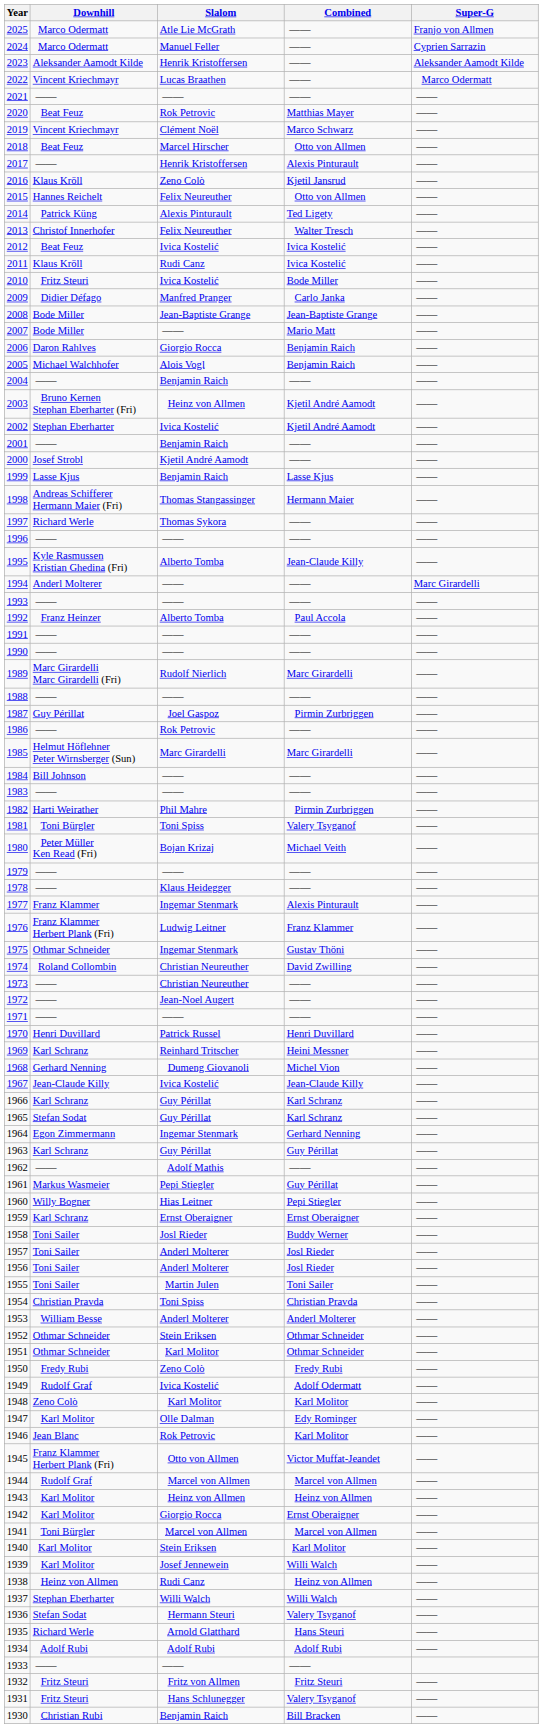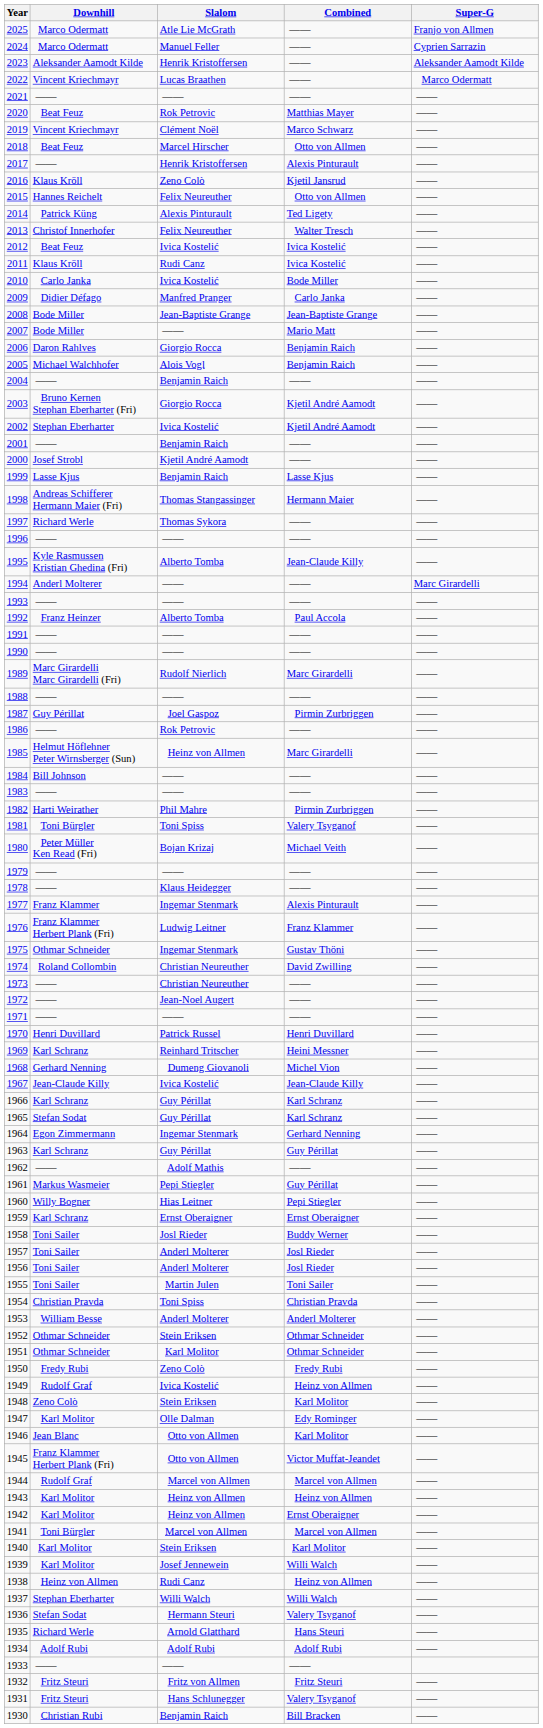(61, 280) Fritz Steuri -> (62, 280) Carlo Janka
(202, 404) Heinz von Allmen -> (191, 404) Giorgio Rocca
(193, 752) Marc Girardelli -> (202, 752) Heinz von Allmen
(324, 1385) Adolf Odermatt -> (329, 1385) Heinz von Allmen
(191, 1402) Karl Molitor -> (188, 1402) Stein Eriksen
(187, 1435) Rok Petrovic -> (199, 1435) Otto von Allmen
(191, 1514) Giorgio Rocca -> (202, 1514) Heinz von Allmen
